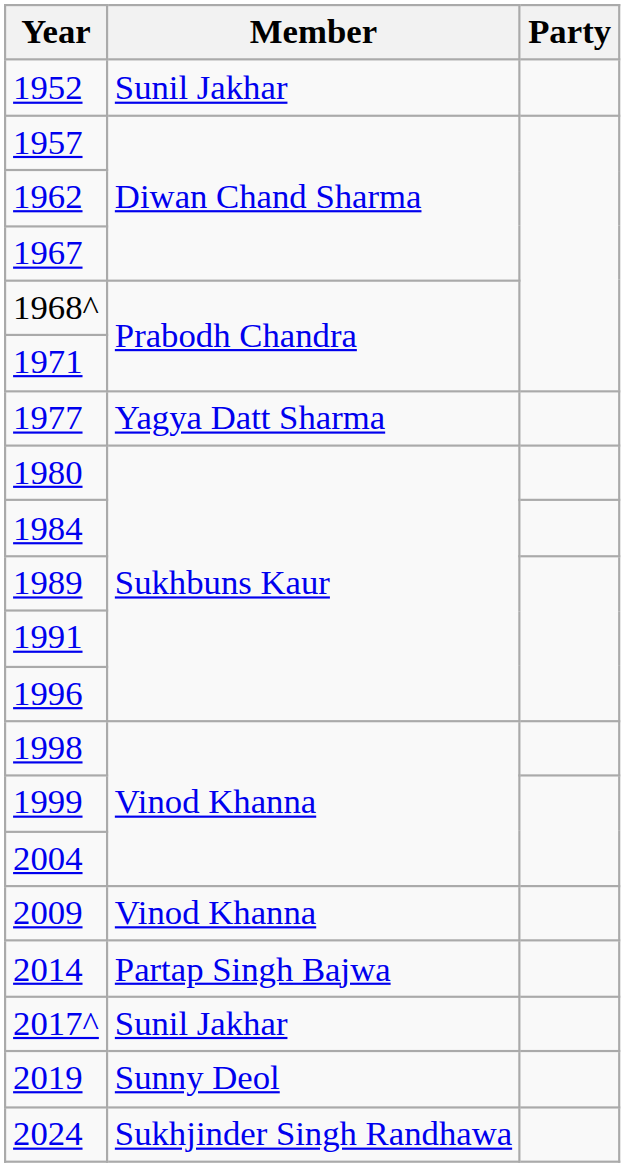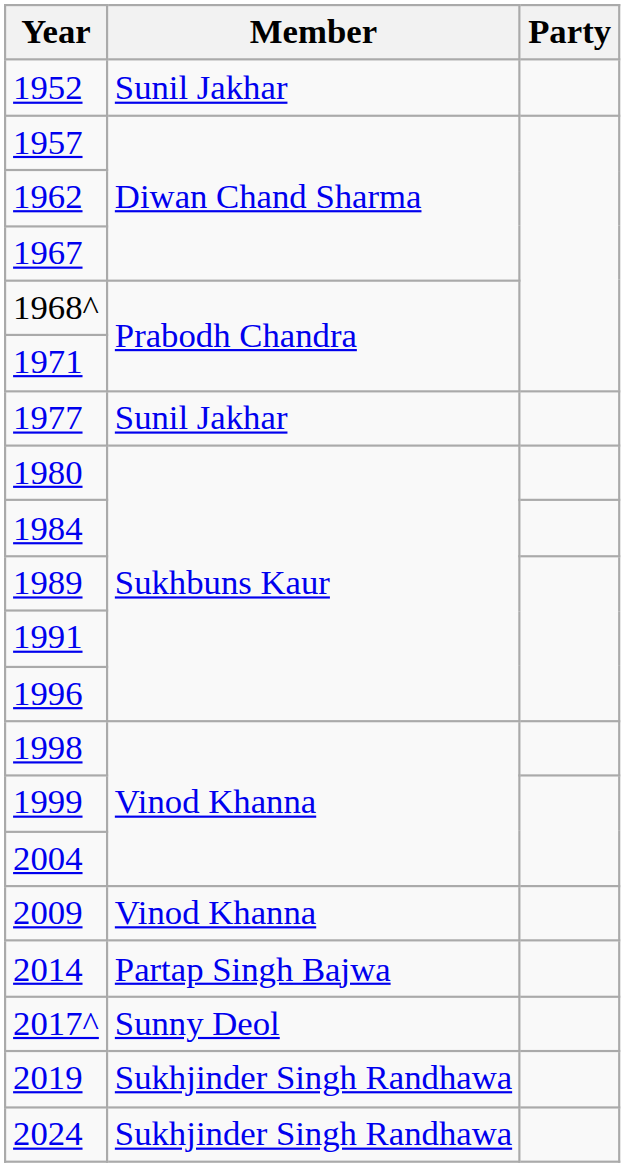(250, 417) Yagya Datt Sharma -> (201, 417) Sunil Jakhar
(201, 1023) Sunil Jakhar -> (197, 1023) Sunny Deol
(197, 1078) Sunny Deol -> (313, 1078) Sukhjinder Singh Randhawa
